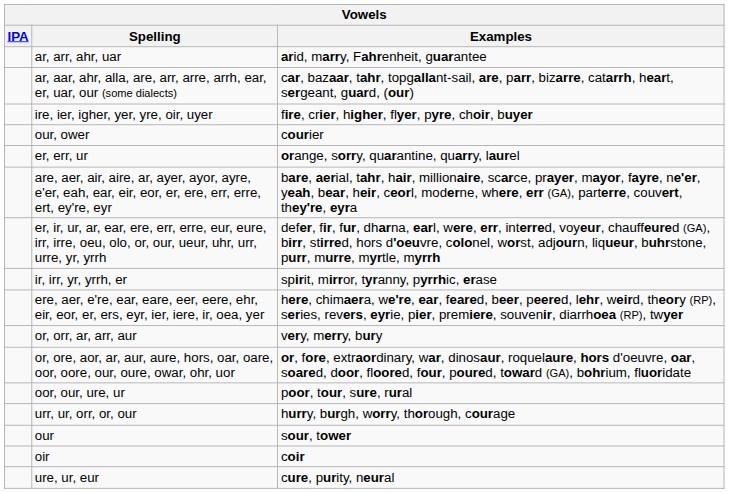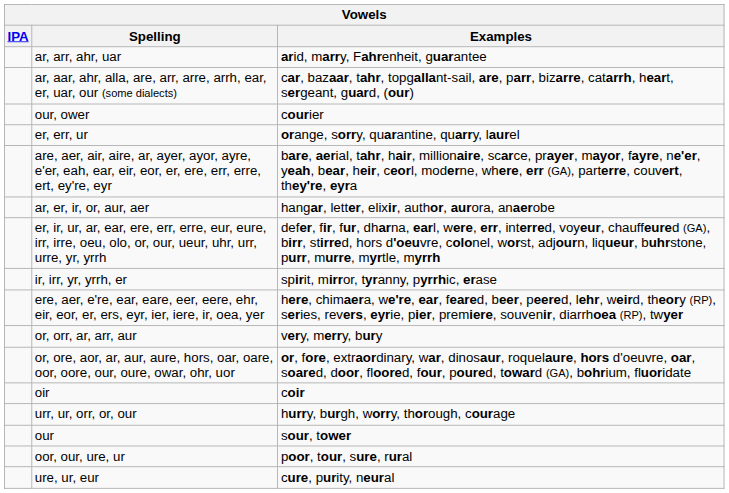- row: (124, 114)
+ row: (92, 207)
rows swapped: (42, 456) <-> (80, 393)
